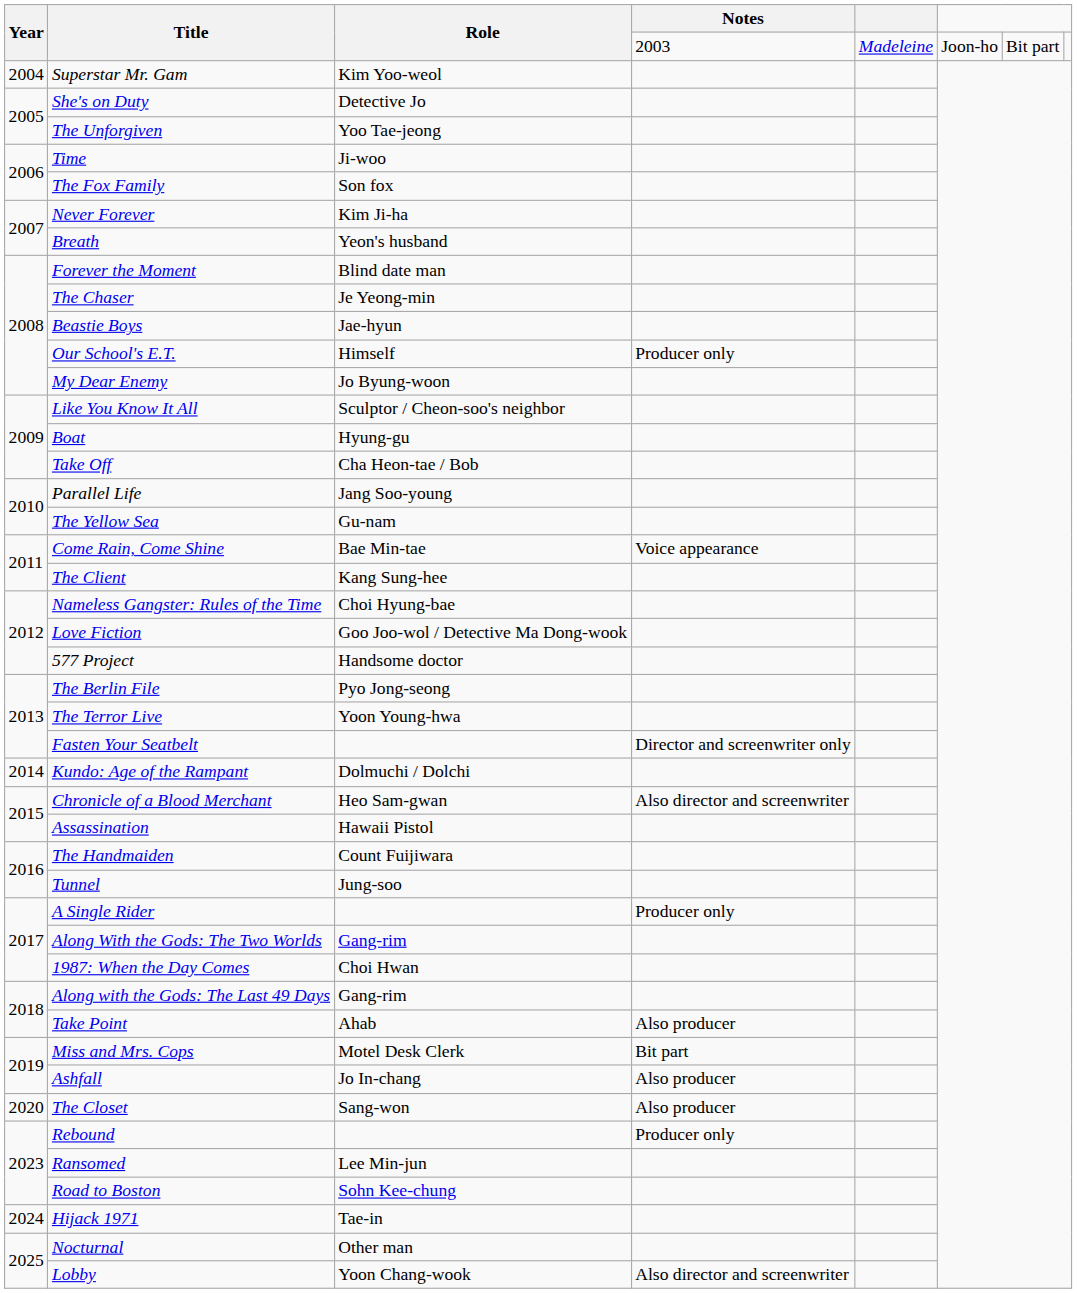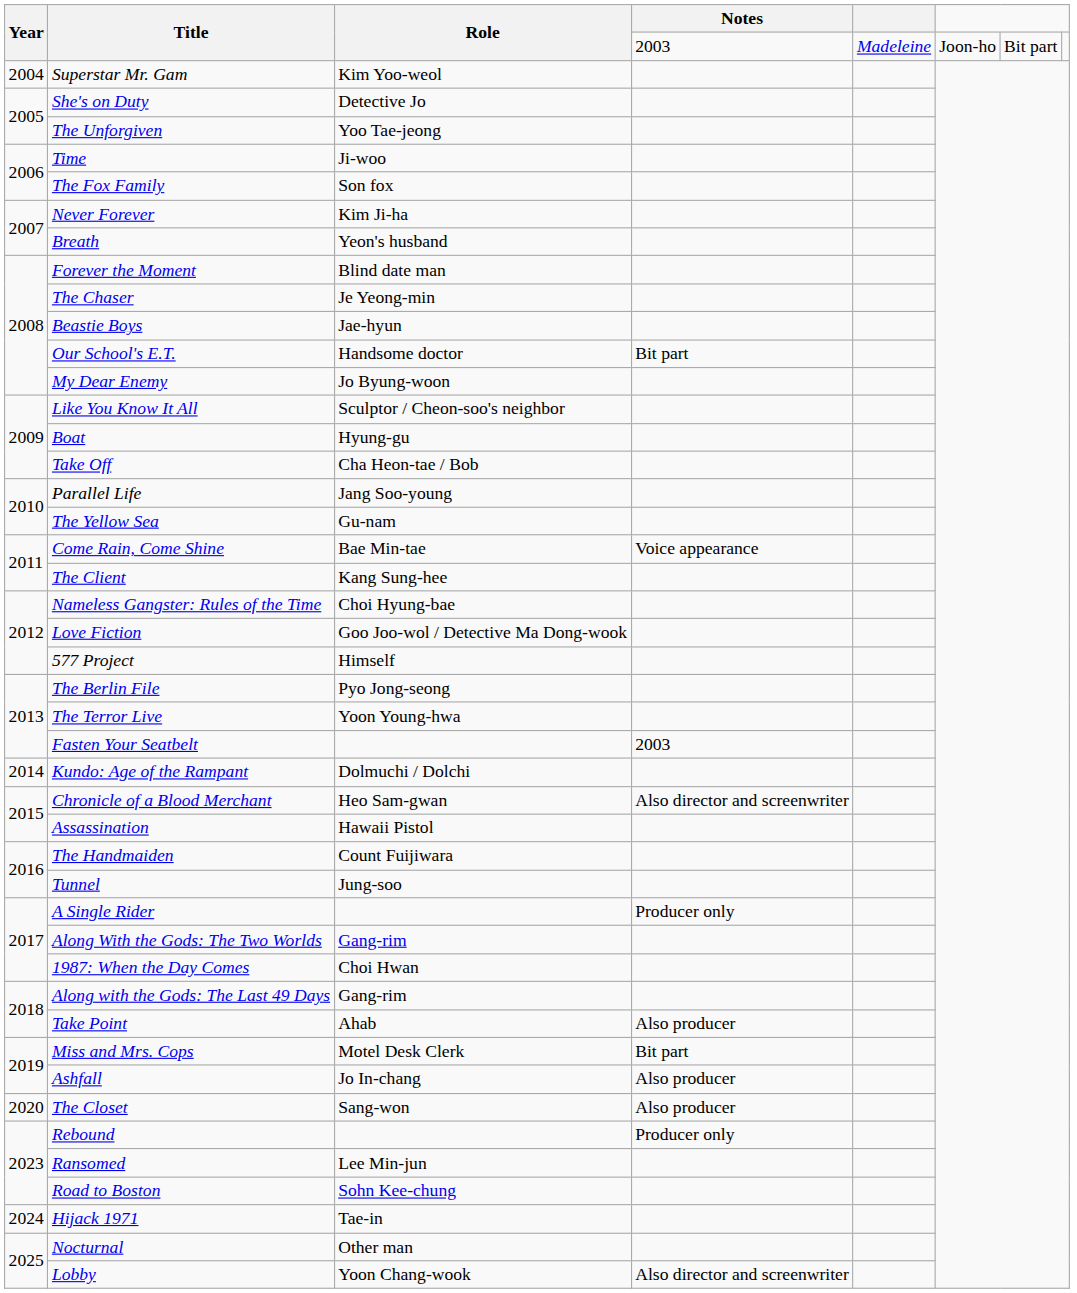(367, 353) Himself -> (401, 353) Handsome doctor
(685, 353) Producer only -> (662, 353) Bit part
(401, 660) Handsome doctor -> (367, 660) Himself
(743, 744) Director and screenwriter only -> (653, 744) 2003
